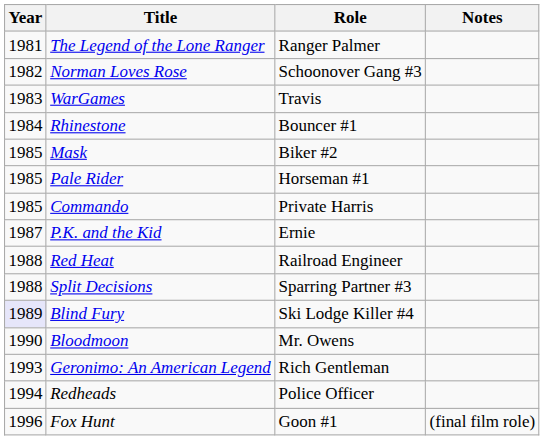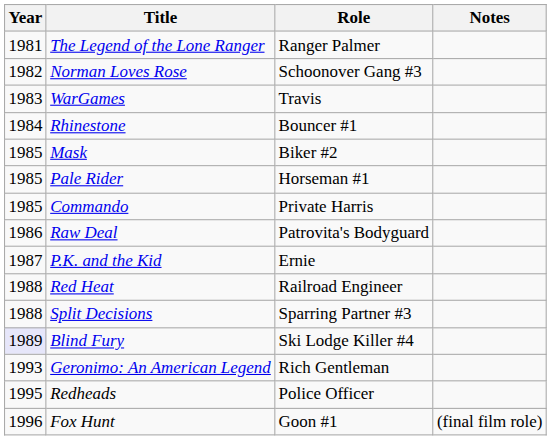+ row: (84, 233)
- row: (89, 340)
(25, 394) 1994 -> (25, 394) 1995
